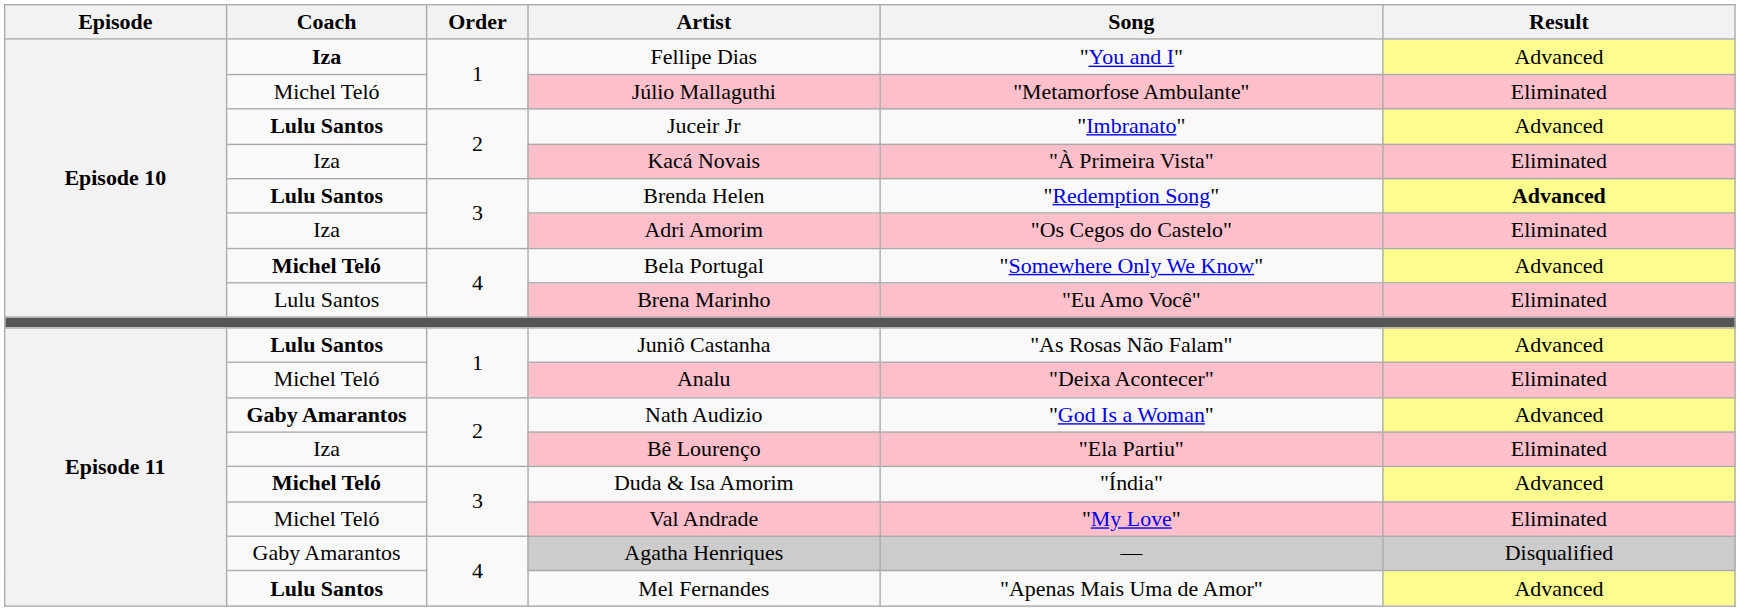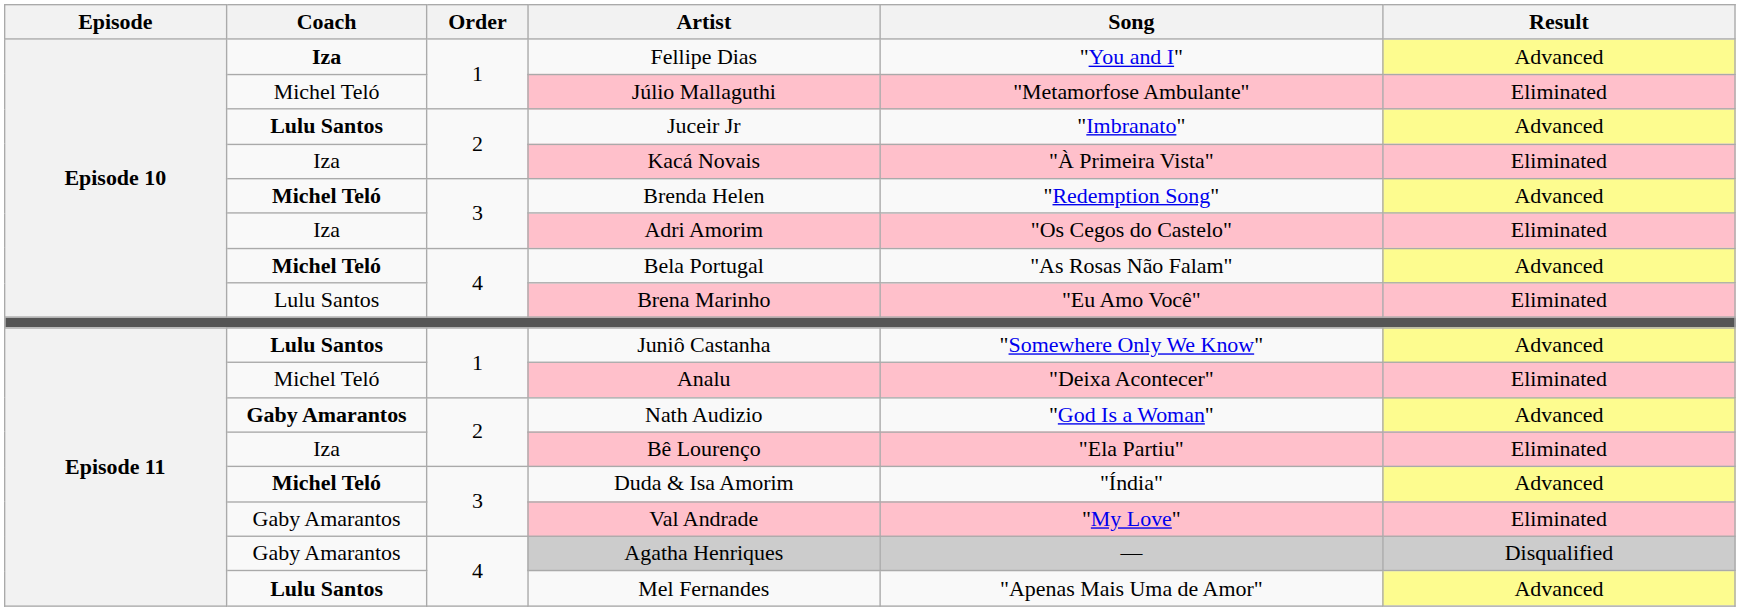(327, 195) Lulu Santos -> (327, 195) Michel Teló
(1559, 195) bold -> (1559, 195) normal
(1131, 265) "Somewhere Only We Know" -> (1131, 265) "As Rosas Não Falam"
(1131, 344) "As Rosas Não Falam" -> (1131, 344) "Somewhere Only We Know"
(327, 518) Michel Teló -> (327, 518) Gaby Amarantos
